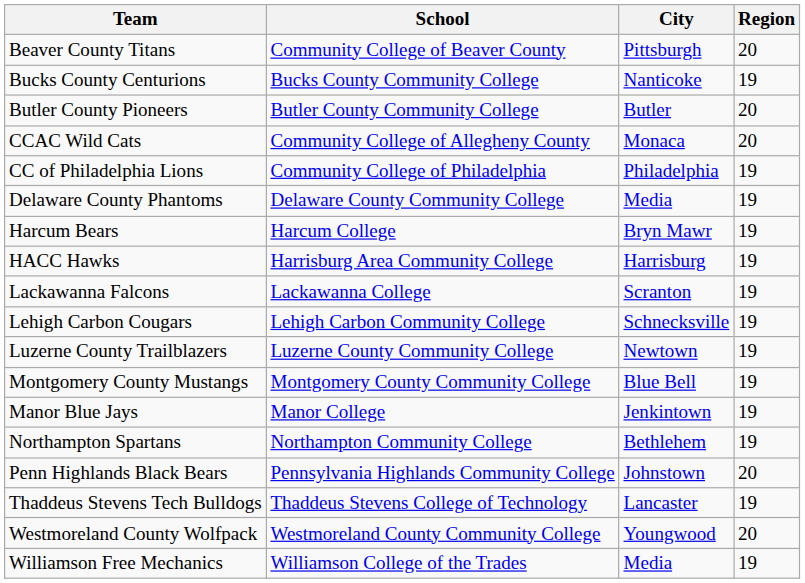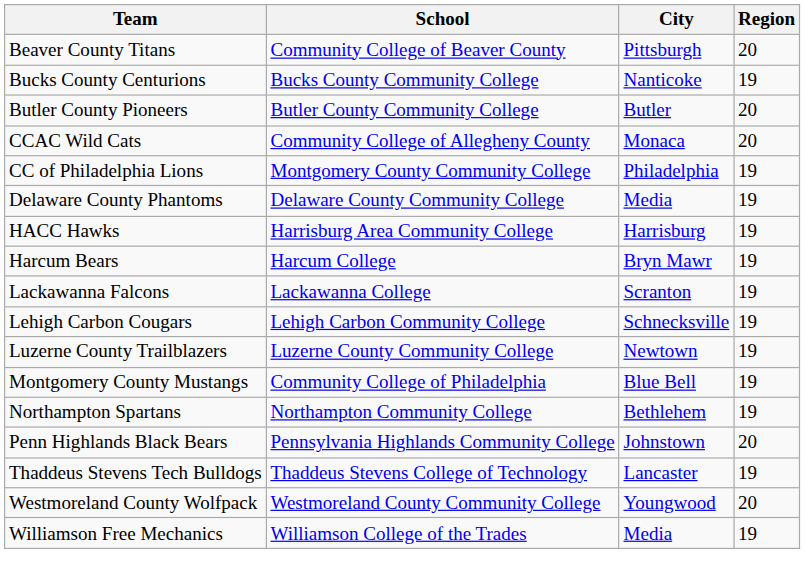(408, 170) Community College of Philadelphia -> (430, 170) Montgomery County Community College
rows swapped: (64, 230) <-> (64, 261)
(430, 381) Montgomery County Community College -> (408, 381) Community College of Philadelphia
- row: (74, 412)
